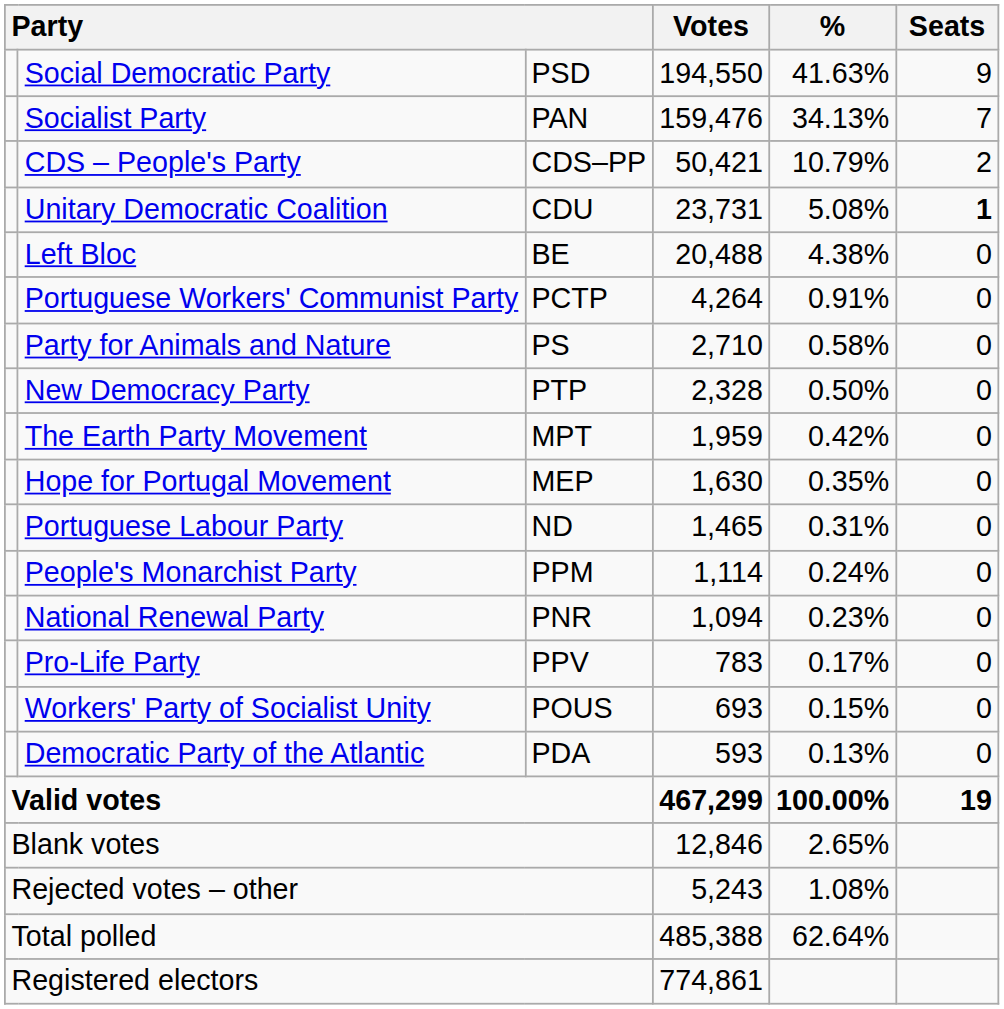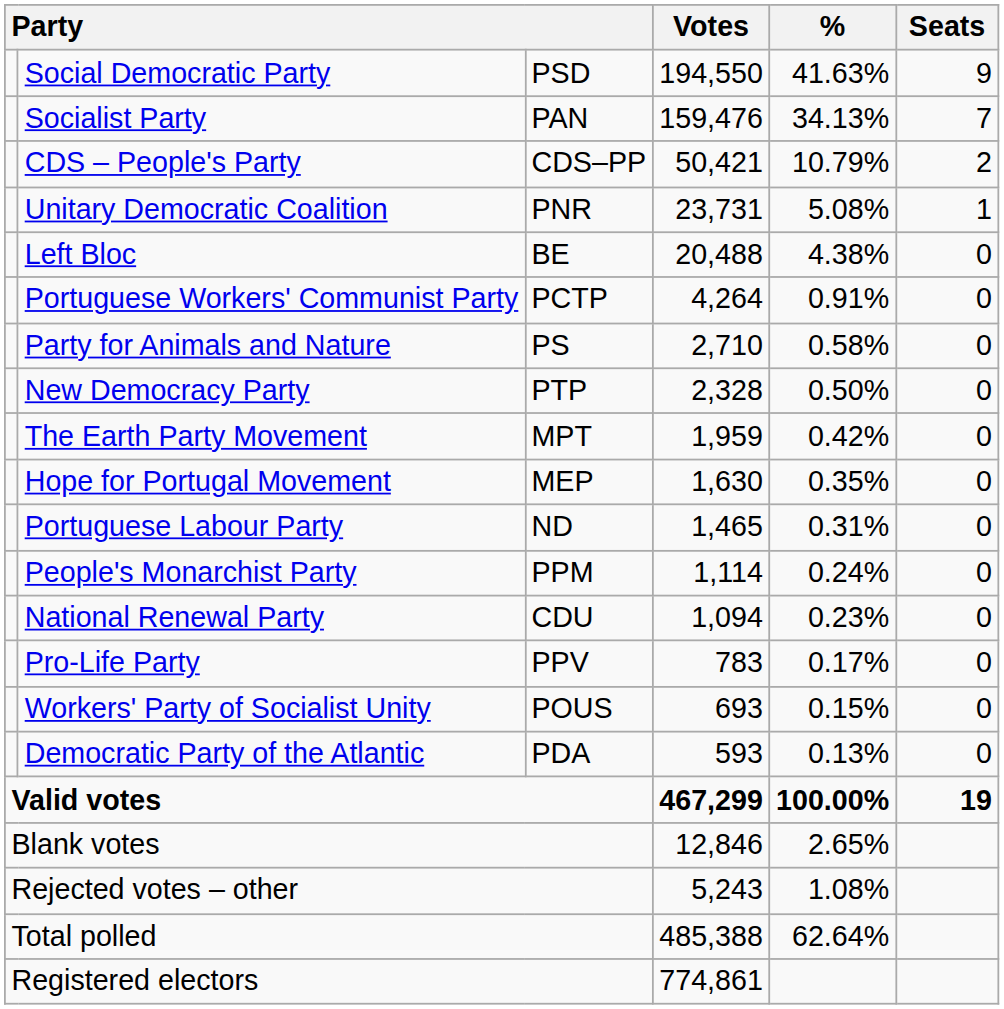(563, 208) CDU -> (562, 208) PNR
(984, 208) bold -> (984, 208) normal
(562, 617) PNR -> (563, 617) CDU
